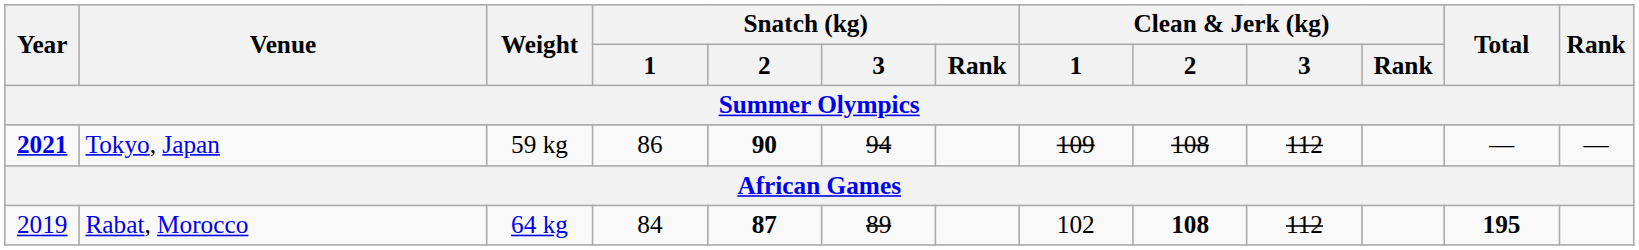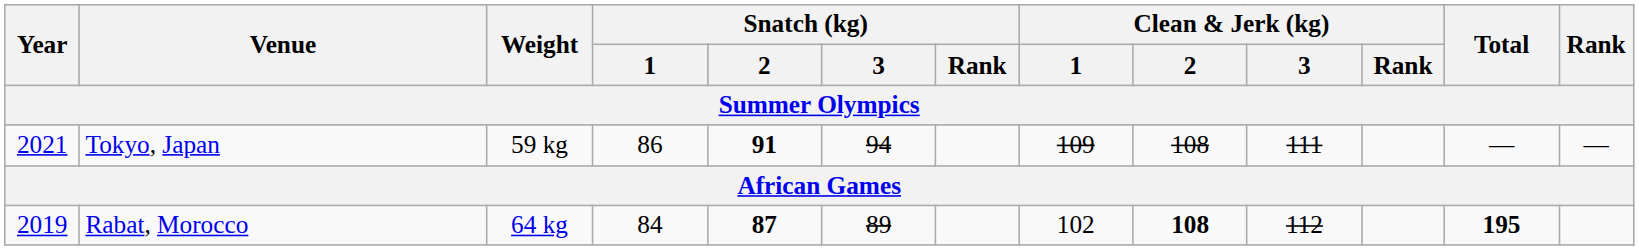(42, 144) bold -> (42, 144) normal
(764, 144) 90 -> (764, 144) 91
(1304, 144) 112 -> (1304, 144) 111
